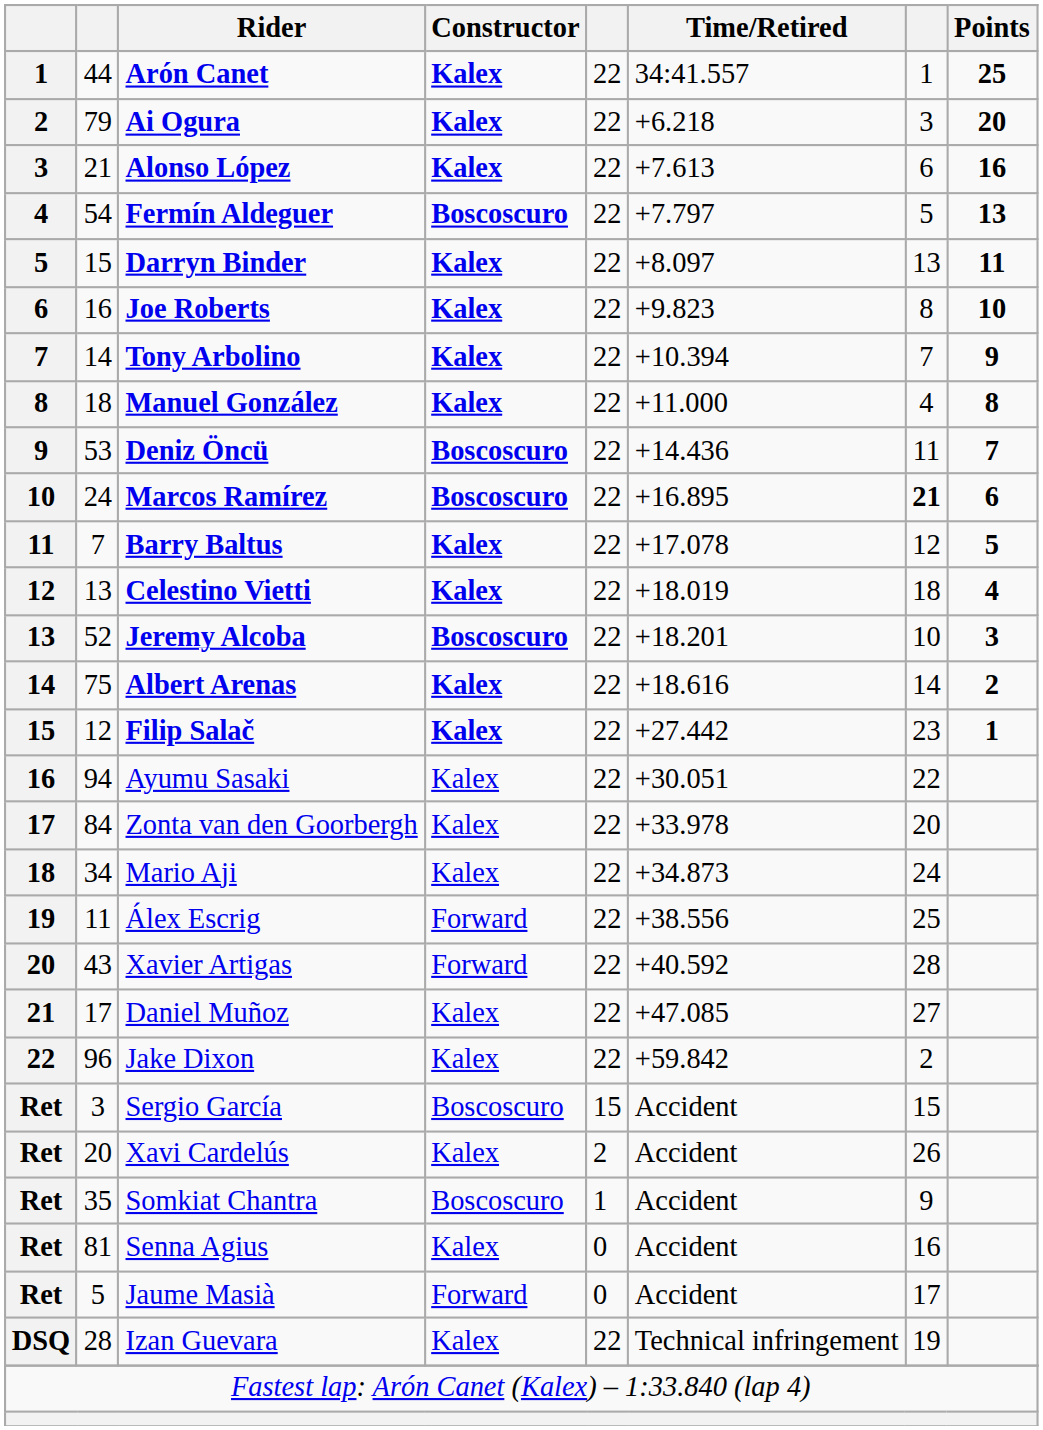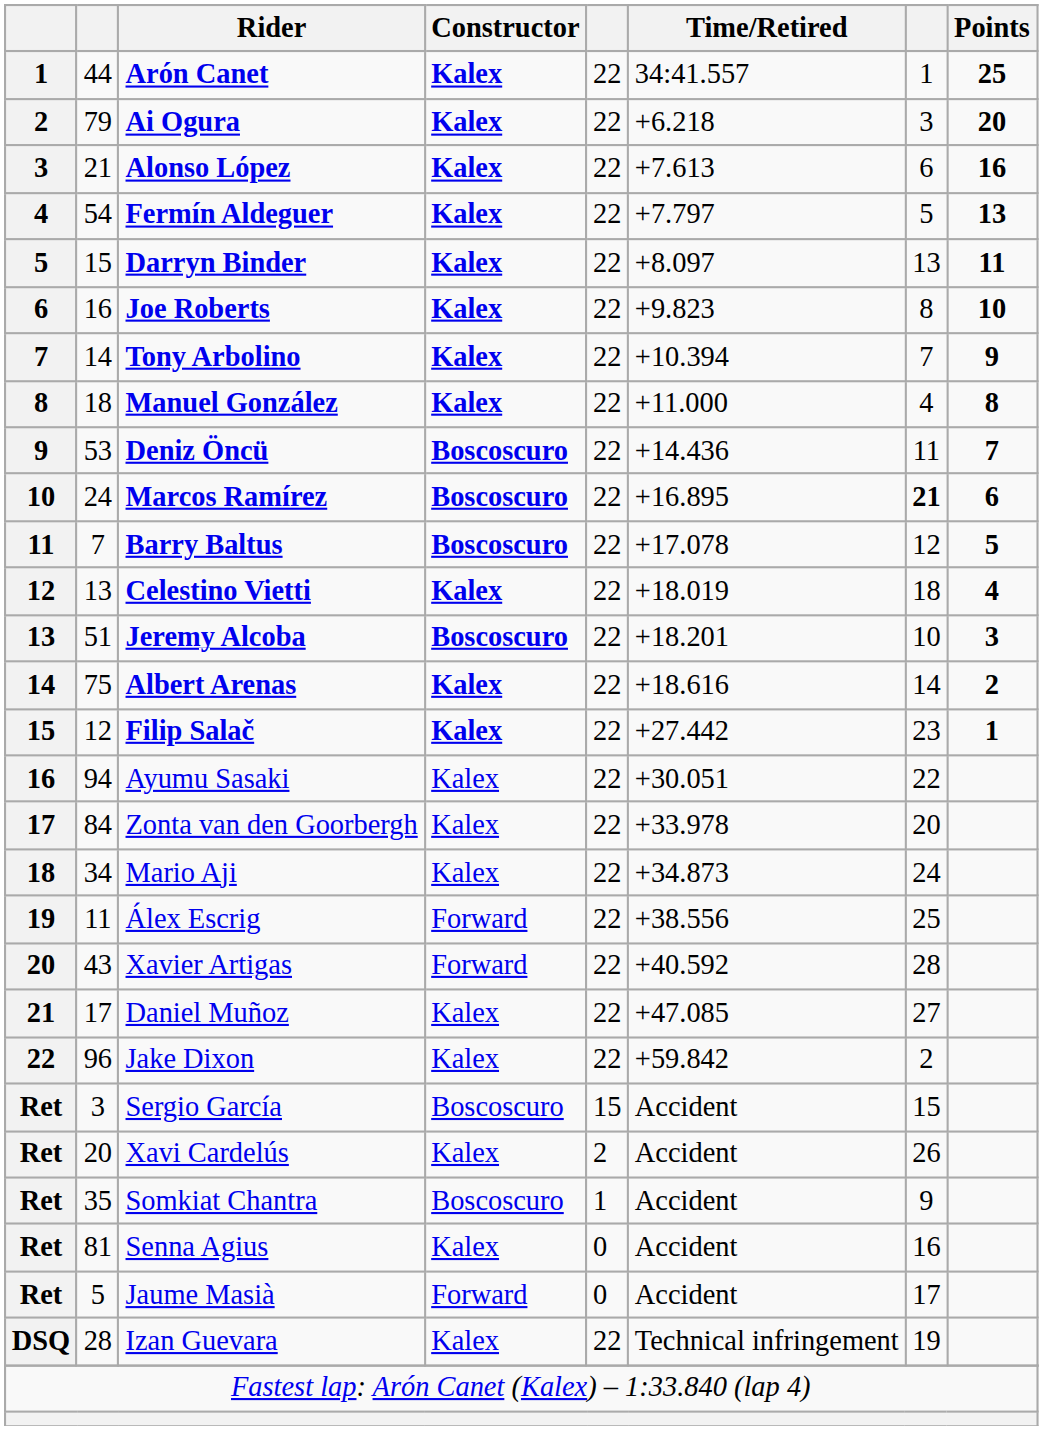(500, 215) Boscoscuro -> (467, 215) Kalex
(467, 543) Kalex -> (500, 543) Boscoscuro
(98, 637) 52 -> (98, 637) 51
